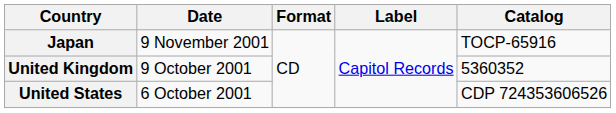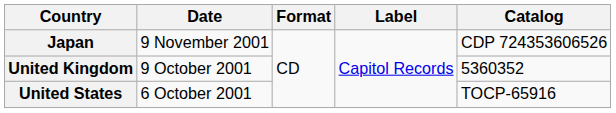(508, 42) TOCP-65916 -> (534, 42) CDP 724353606526
(534, 94) CDP 724353606526 -> (508, 94) TOCP-65916
